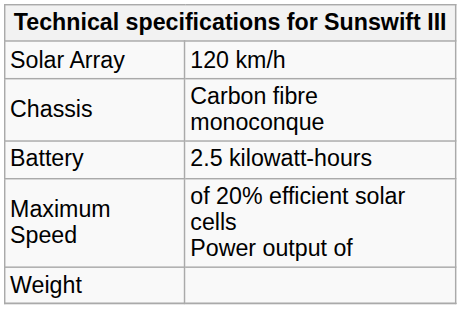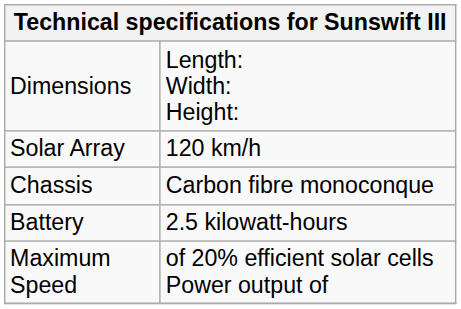+ row: (71, 85)
- row: (46, 285)
